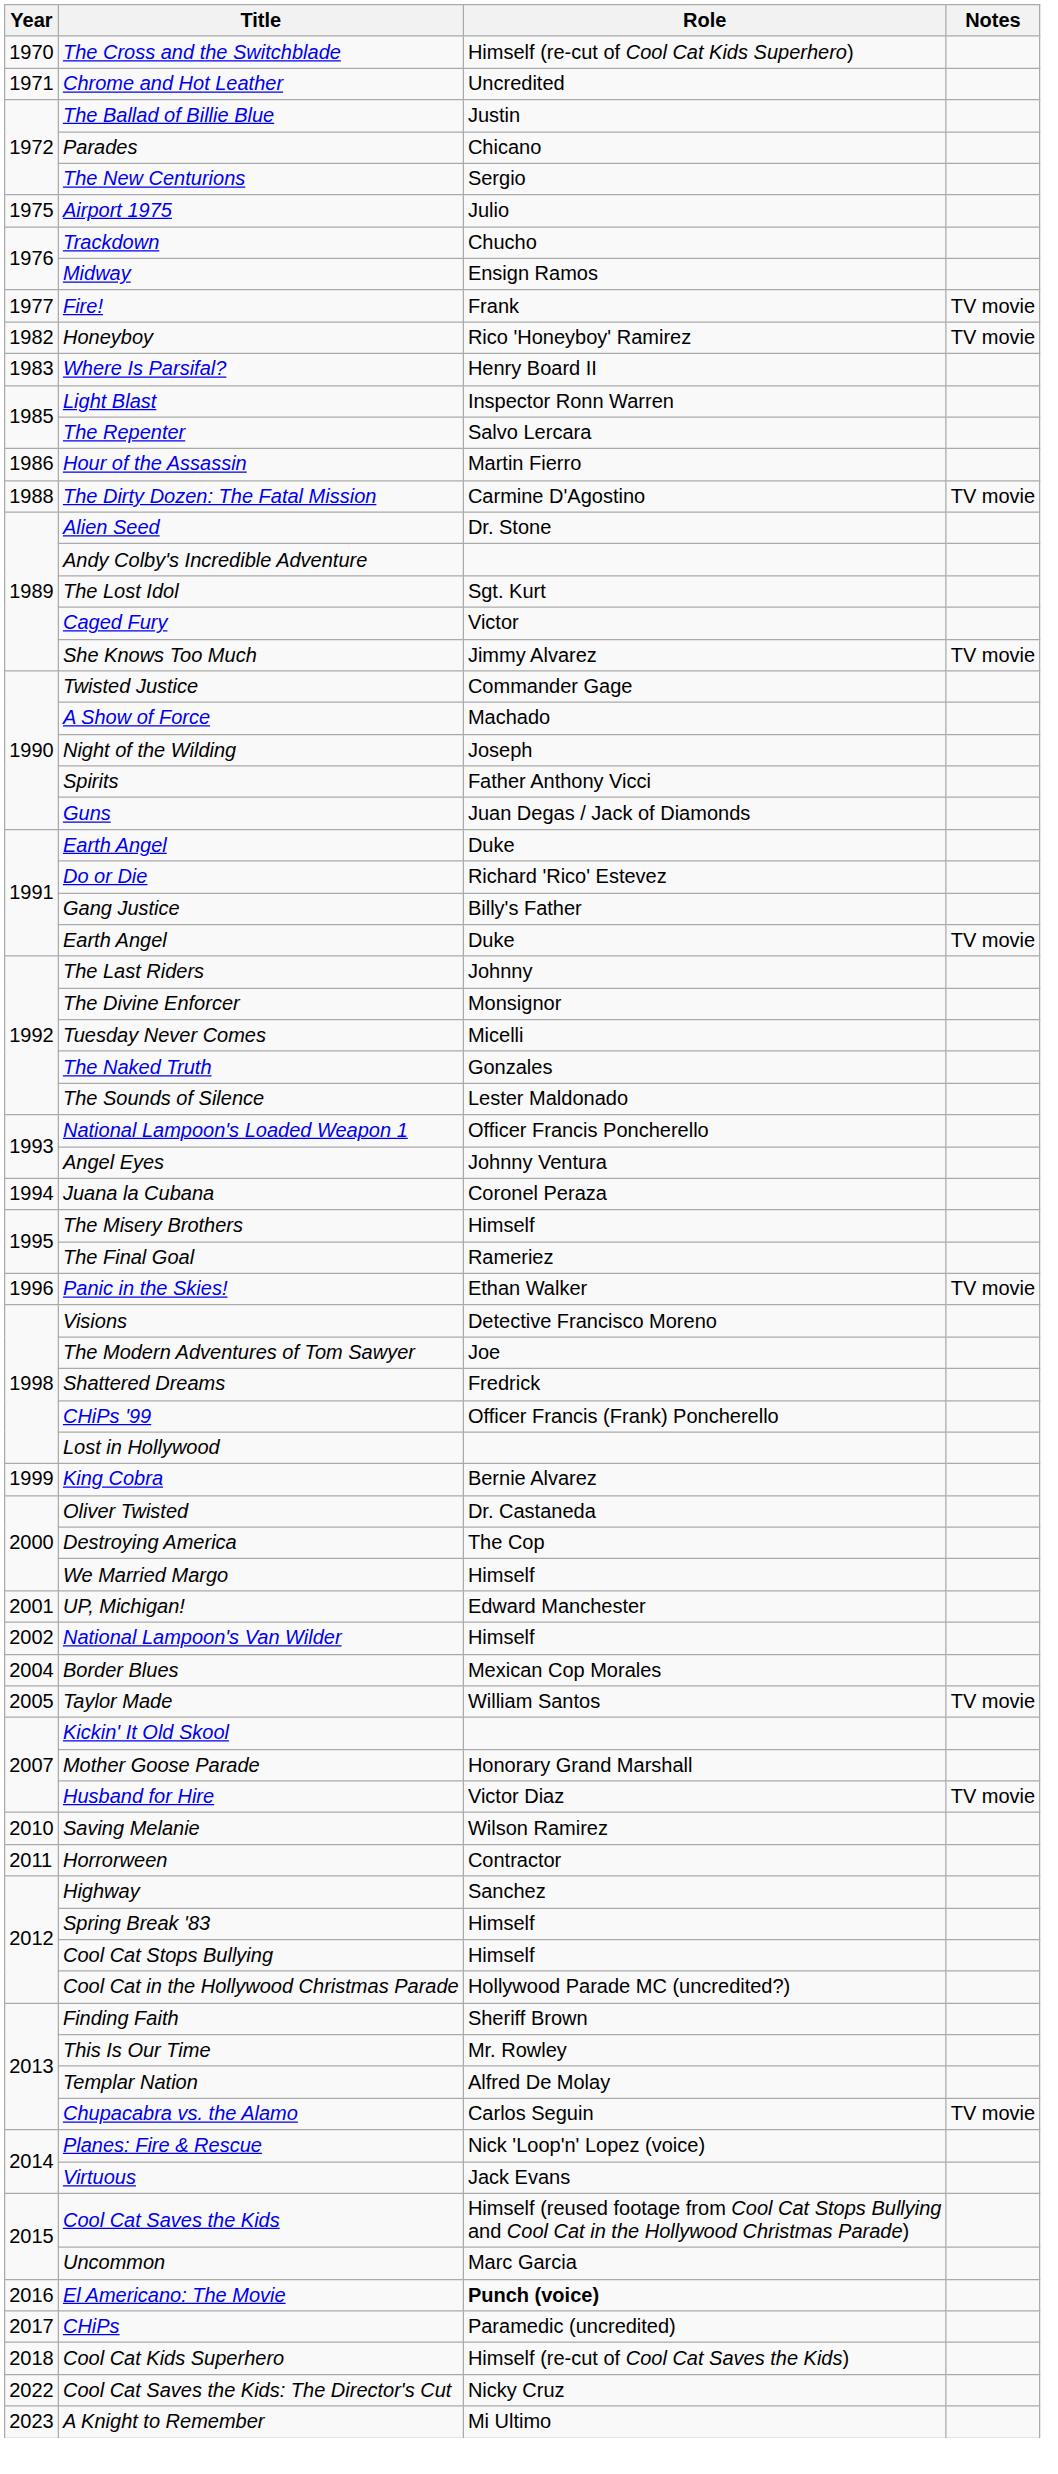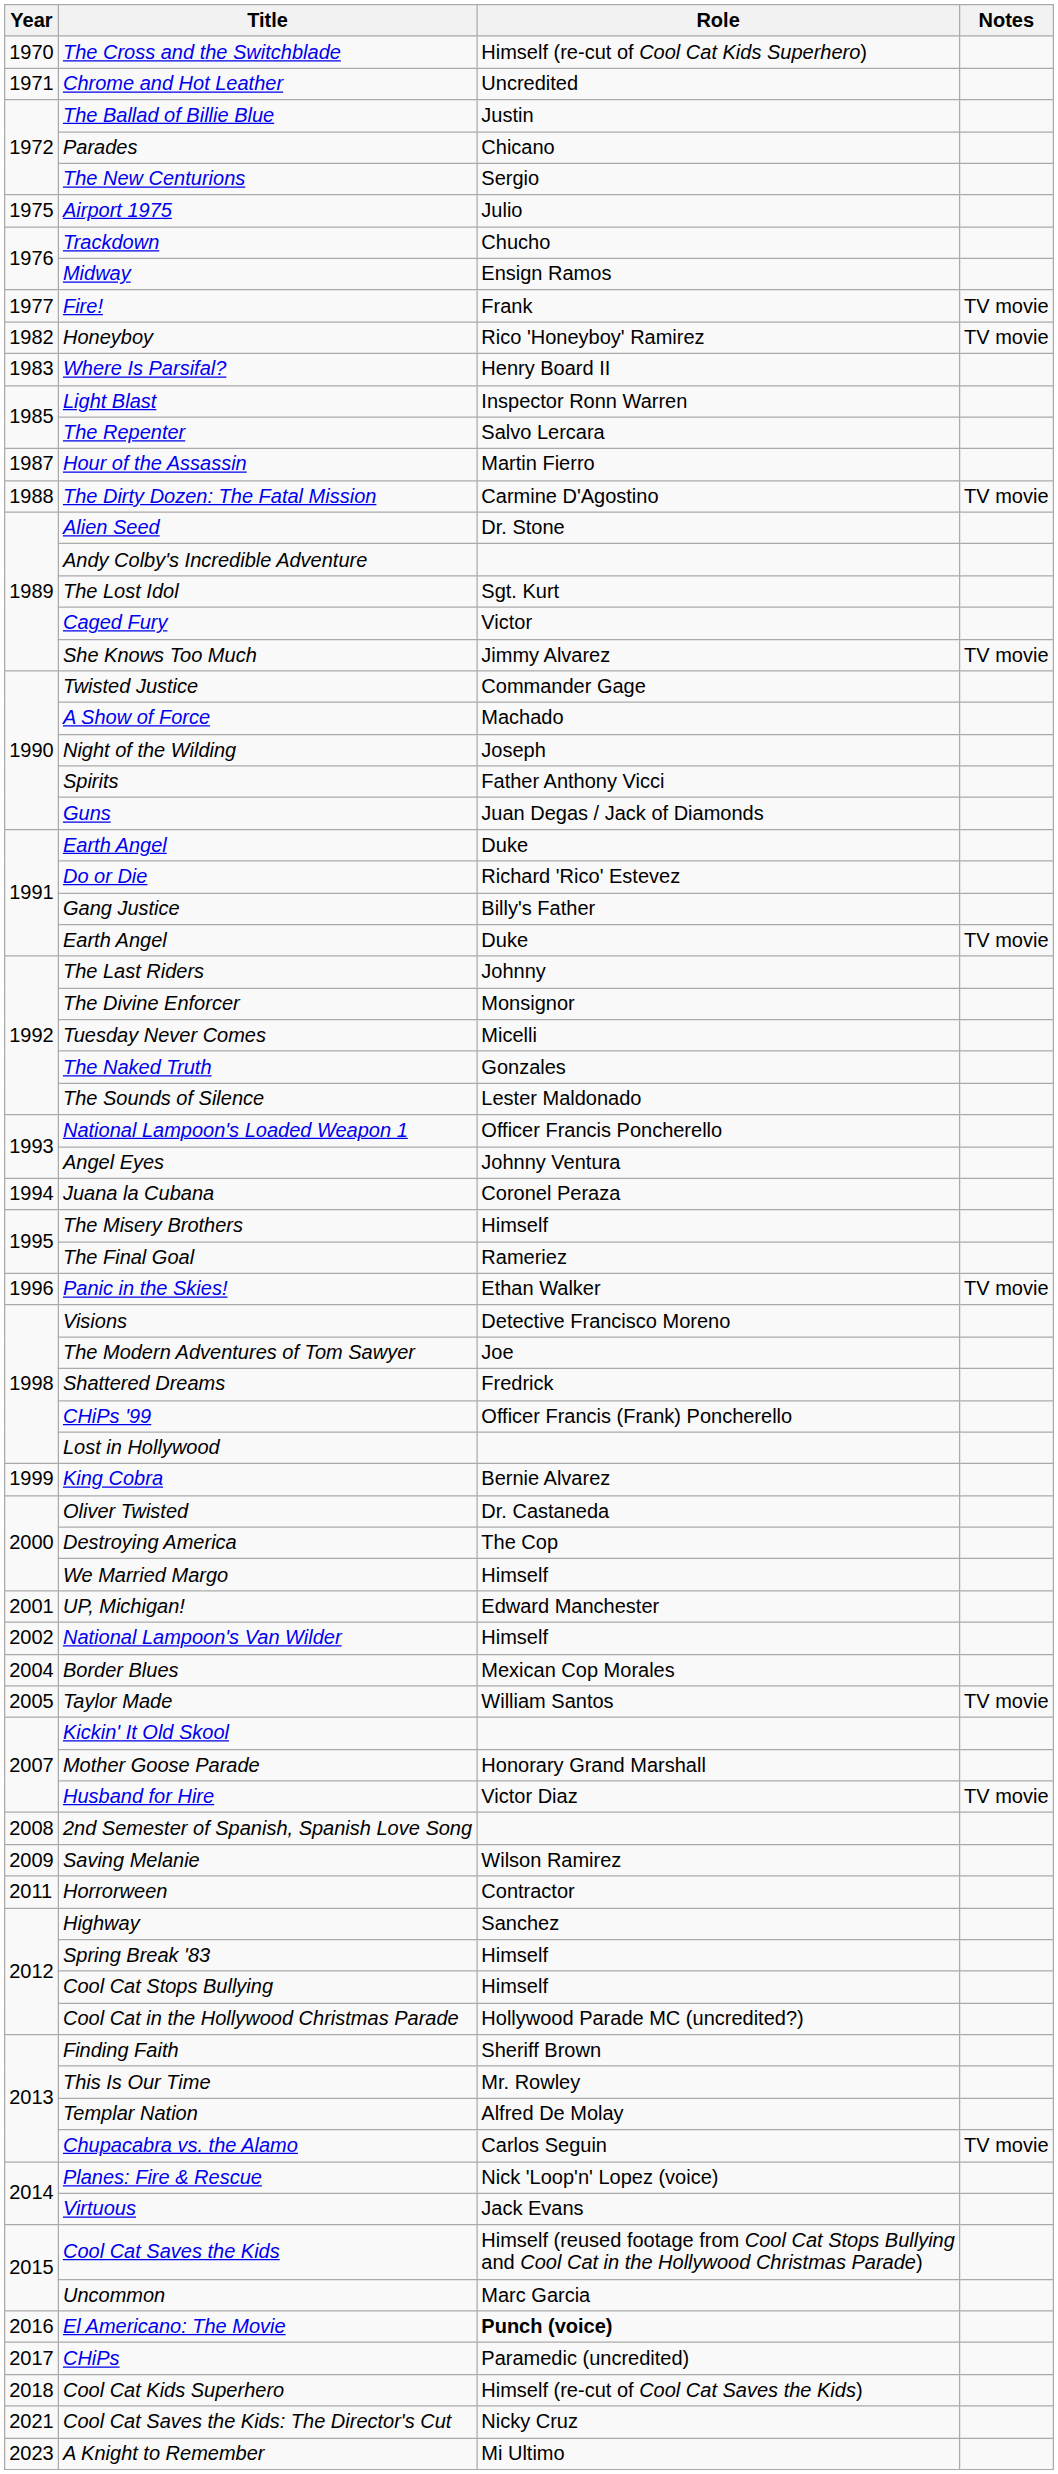(31, 464) 1986 -> (31, 464) 1987
+ row: (268, 1828)
(31, 1828) 2010 -> (31, 1860) 2009
(31, 2390) 2022 -> (31, 2421) 2021
